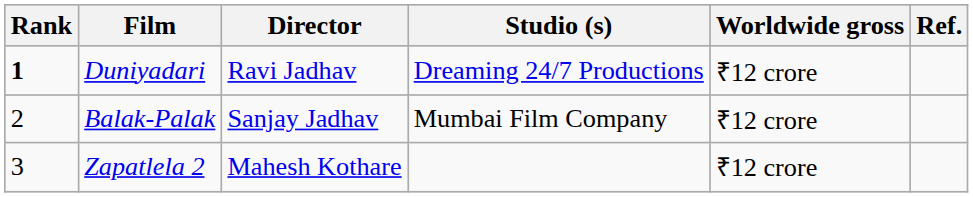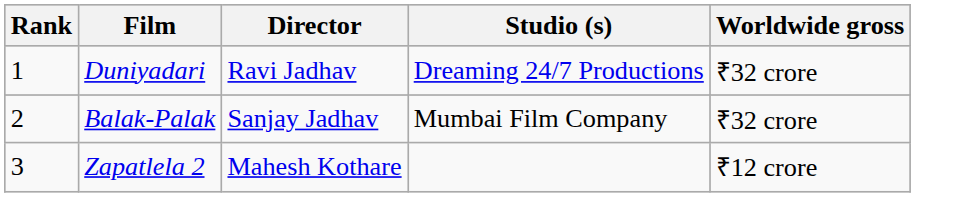- column: (939, 25)
(17, 70) bold -> (17, 70) normal
(767, 71) ₹12 crore -> (767, 71) ₹32 crore
(767, 120) ₹12 crore -> (767, 120) ₹32 crore
